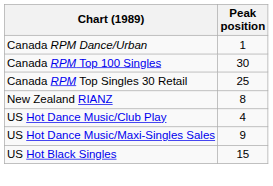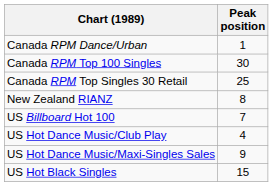+ row: (61, 117)
